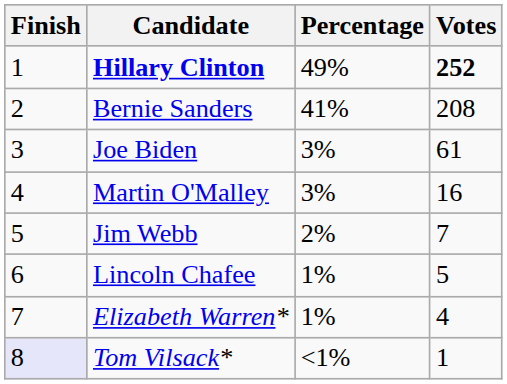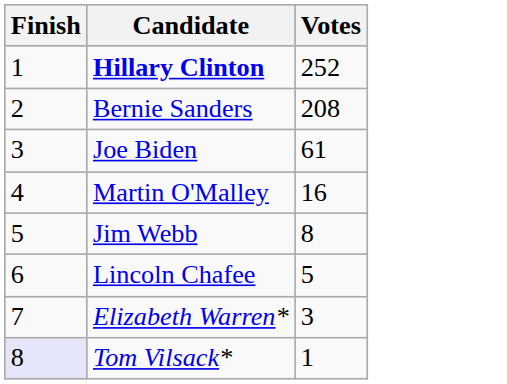- column: (362, 25)
(456, 66) bold -> (320, 66) normal
(443, 233) 7 -> (307, 233) 8
(443, 316) 4 -> (307, 316) 3
